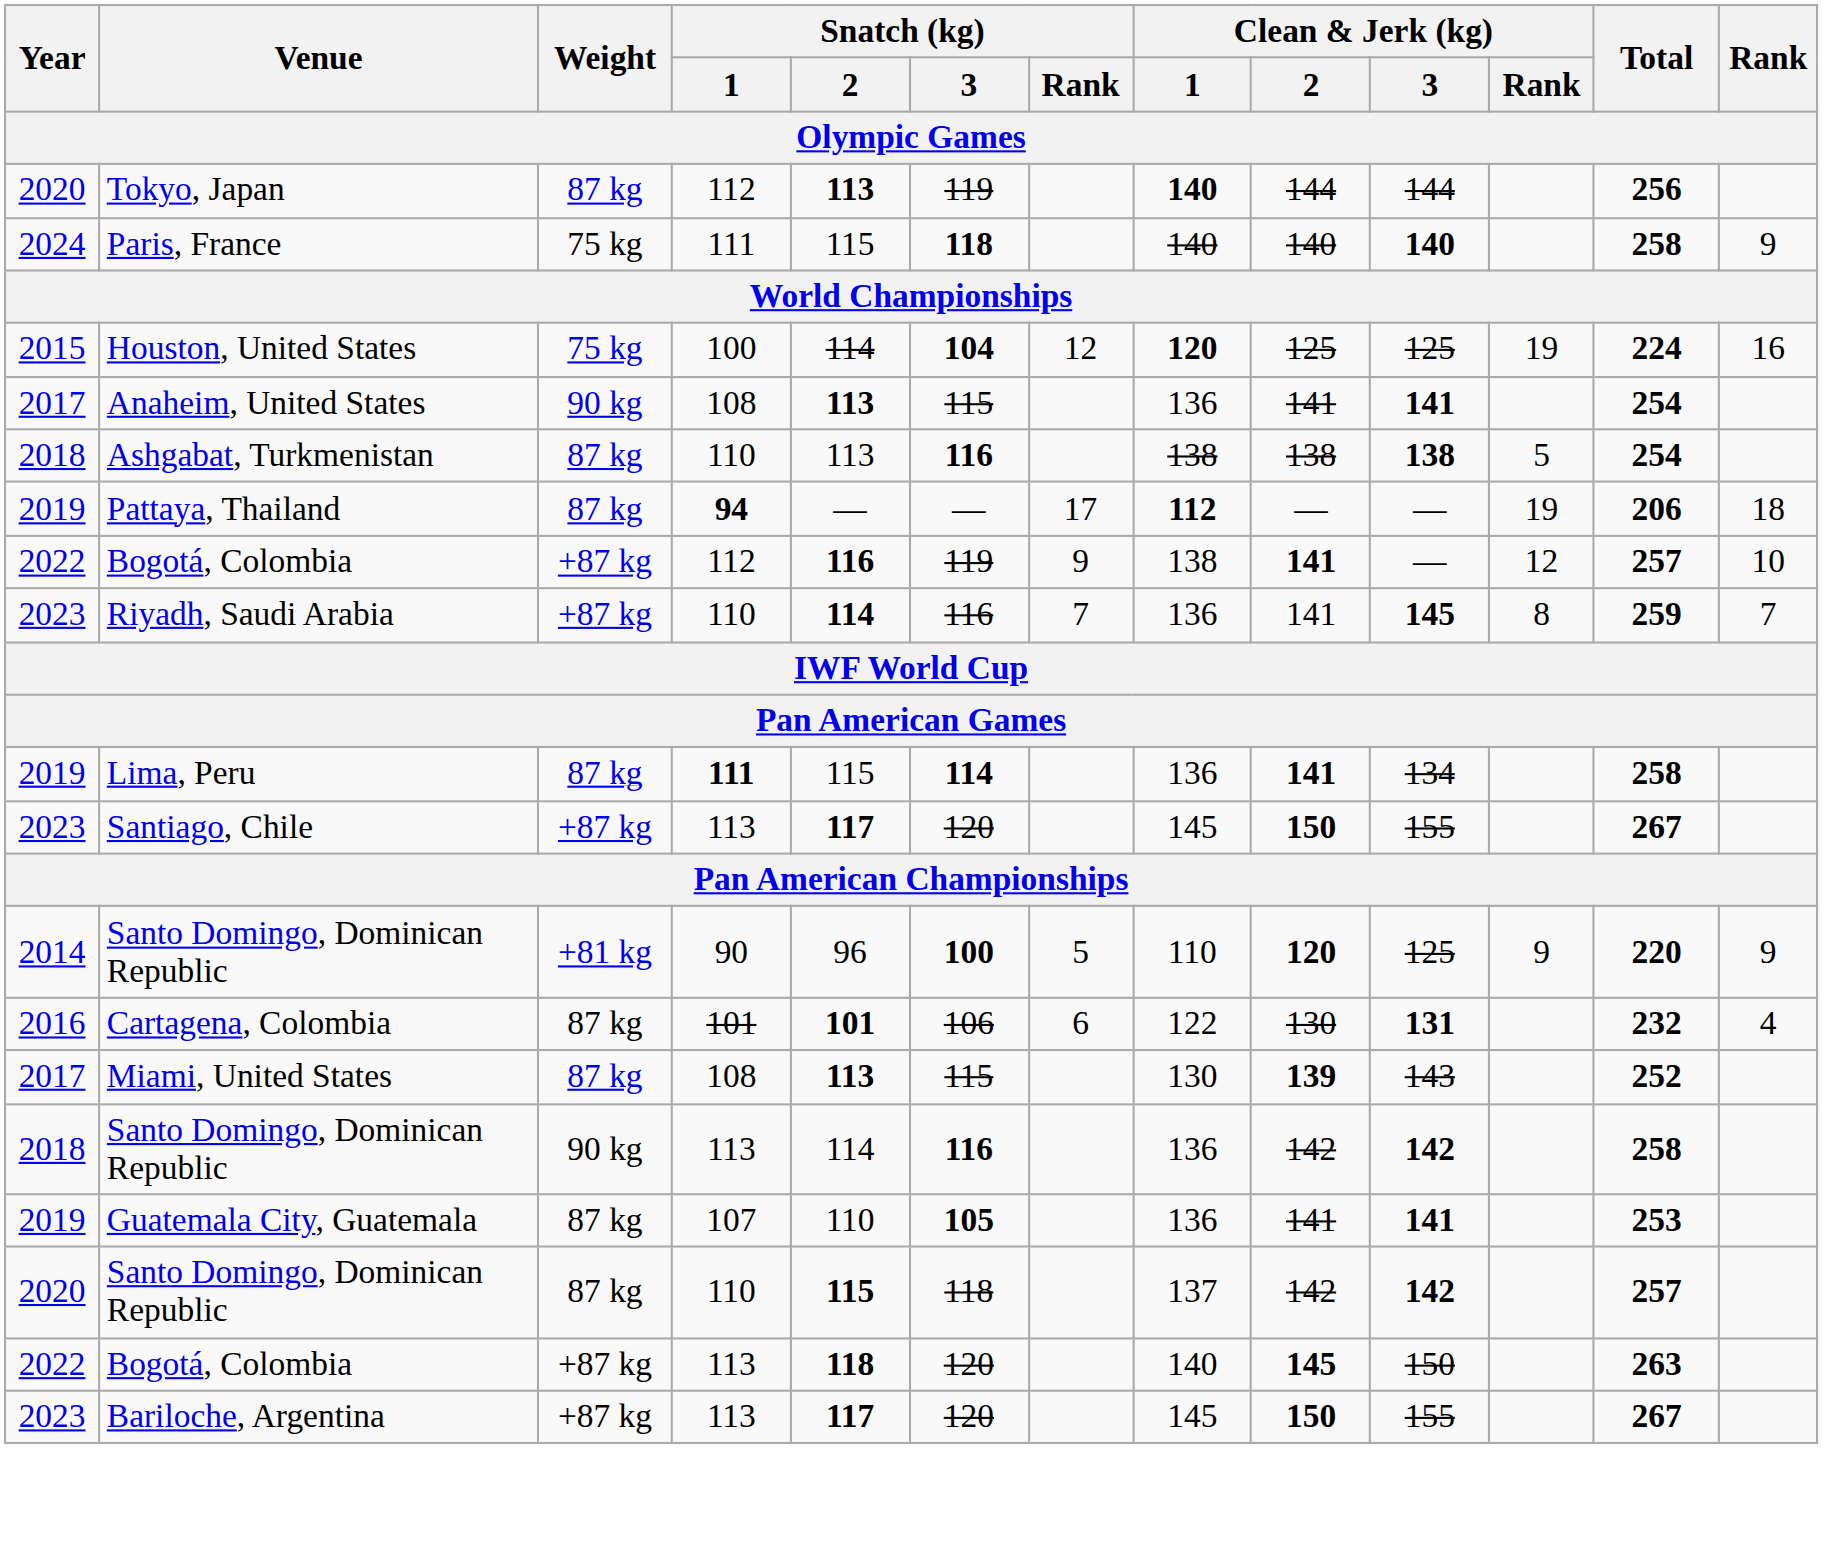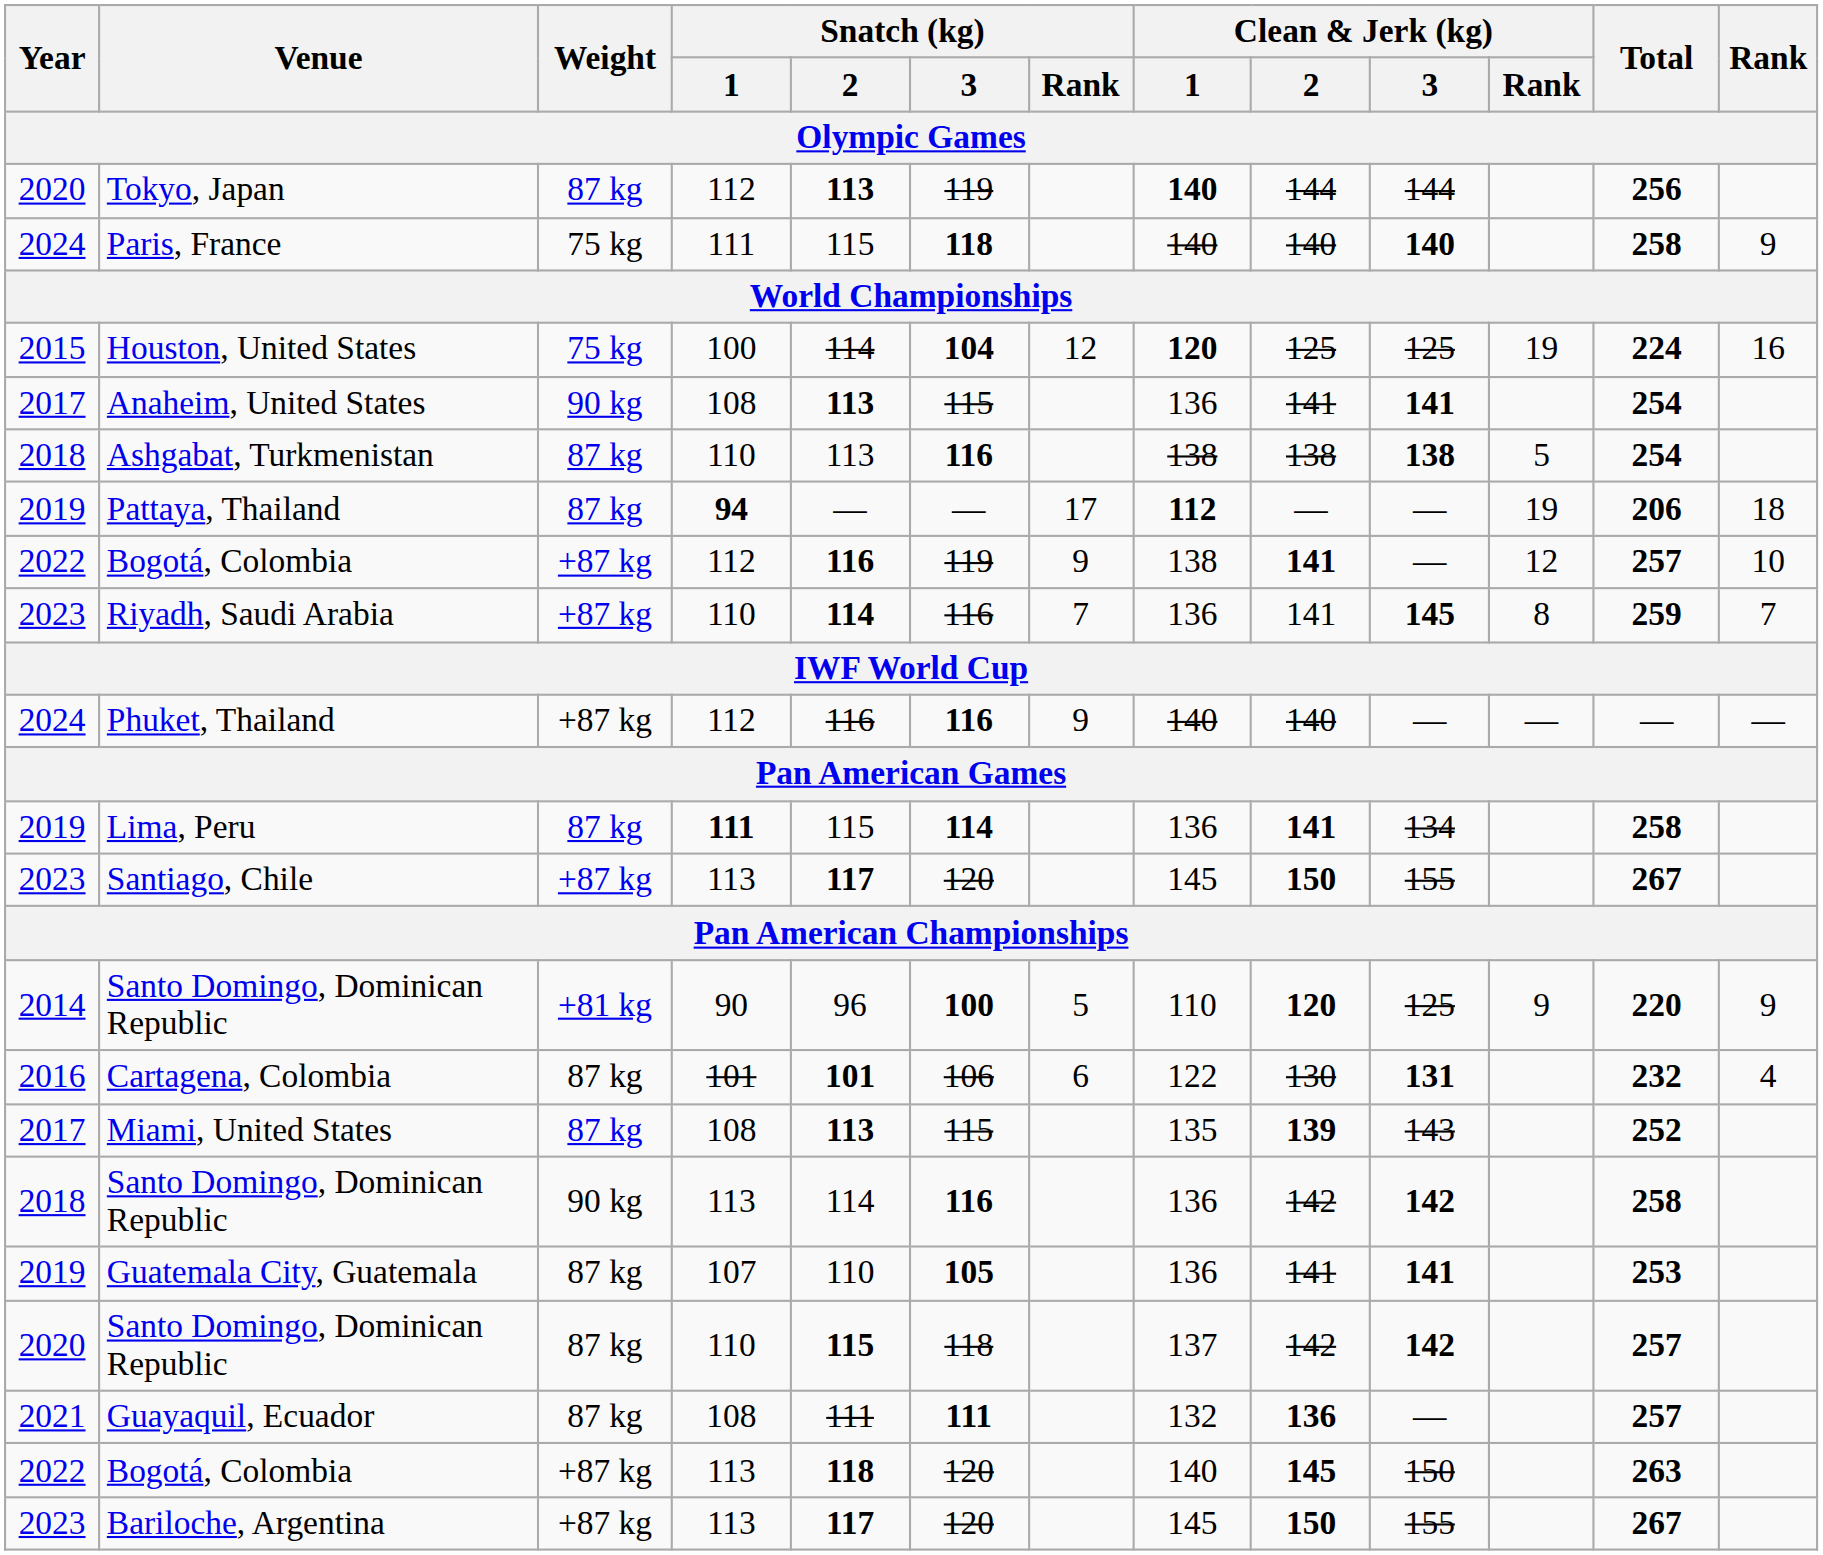+ row: (52, 720)
(1192, 1076) 130 -> (1192, 1129) 135
+ row: (52, 1416)
